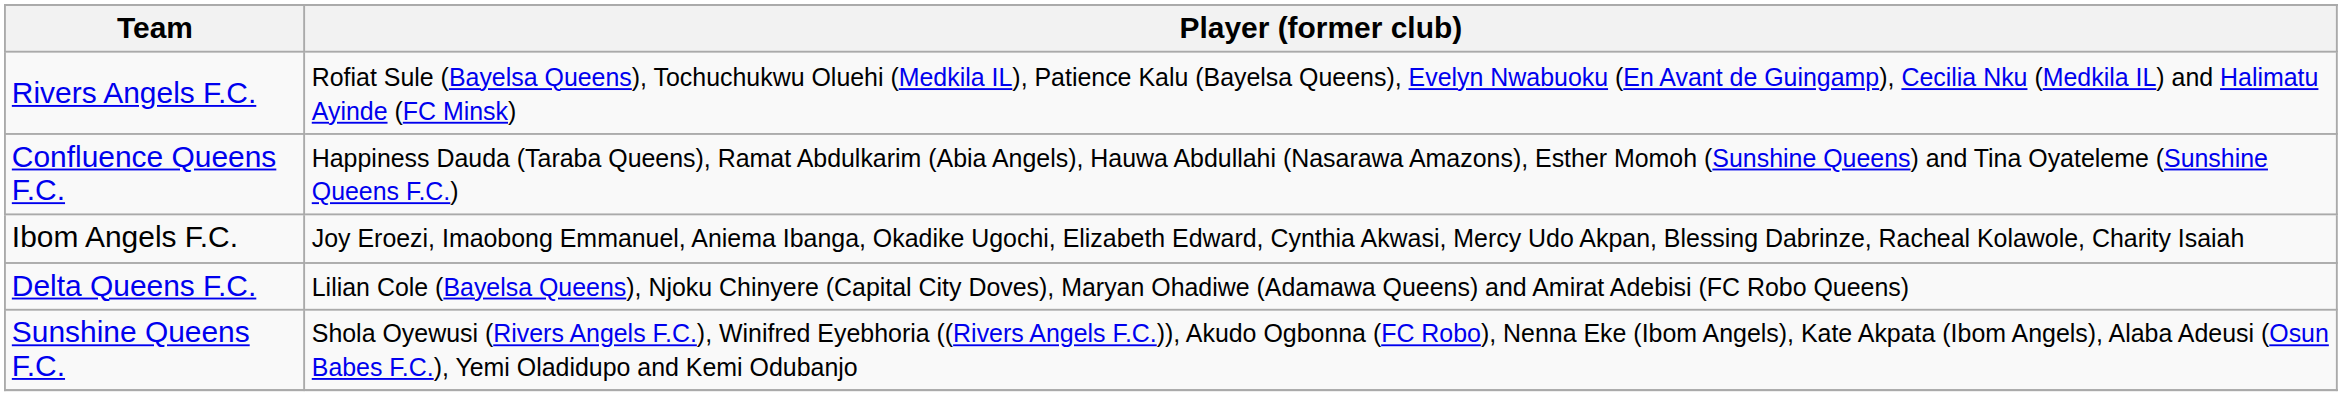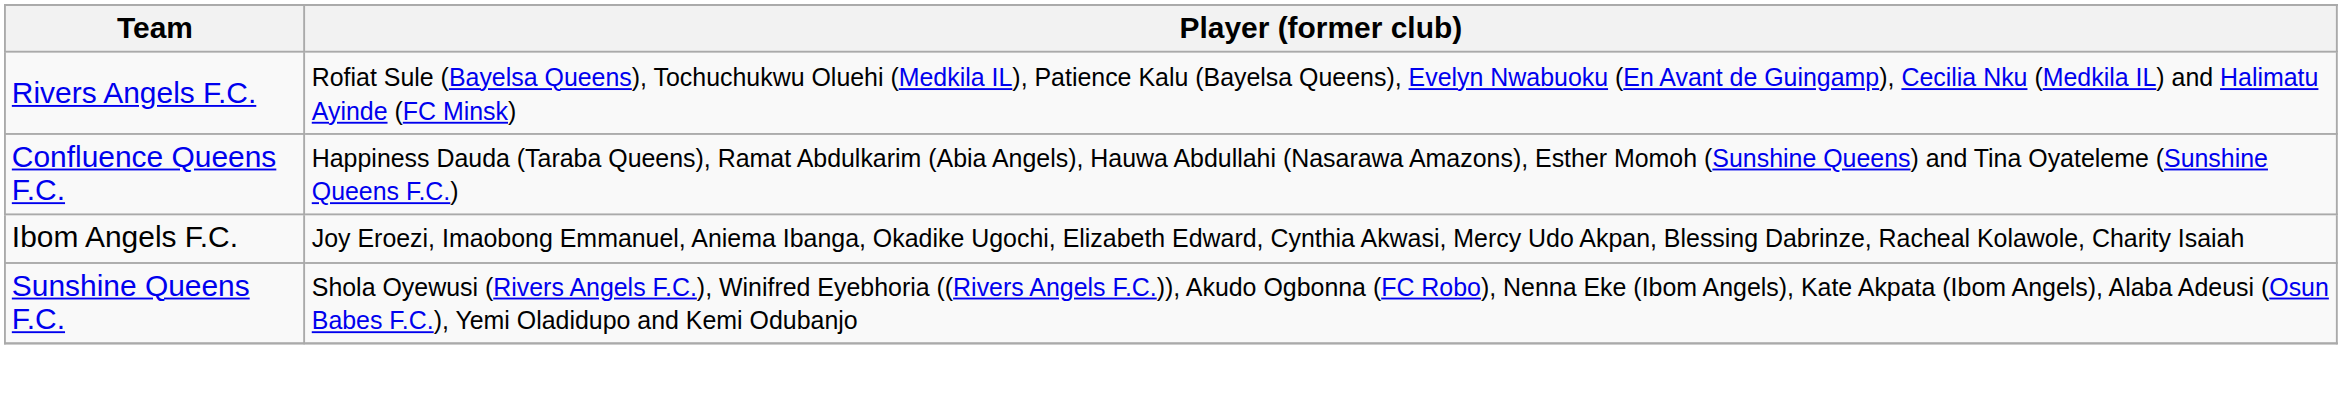- row: (134, 285)
